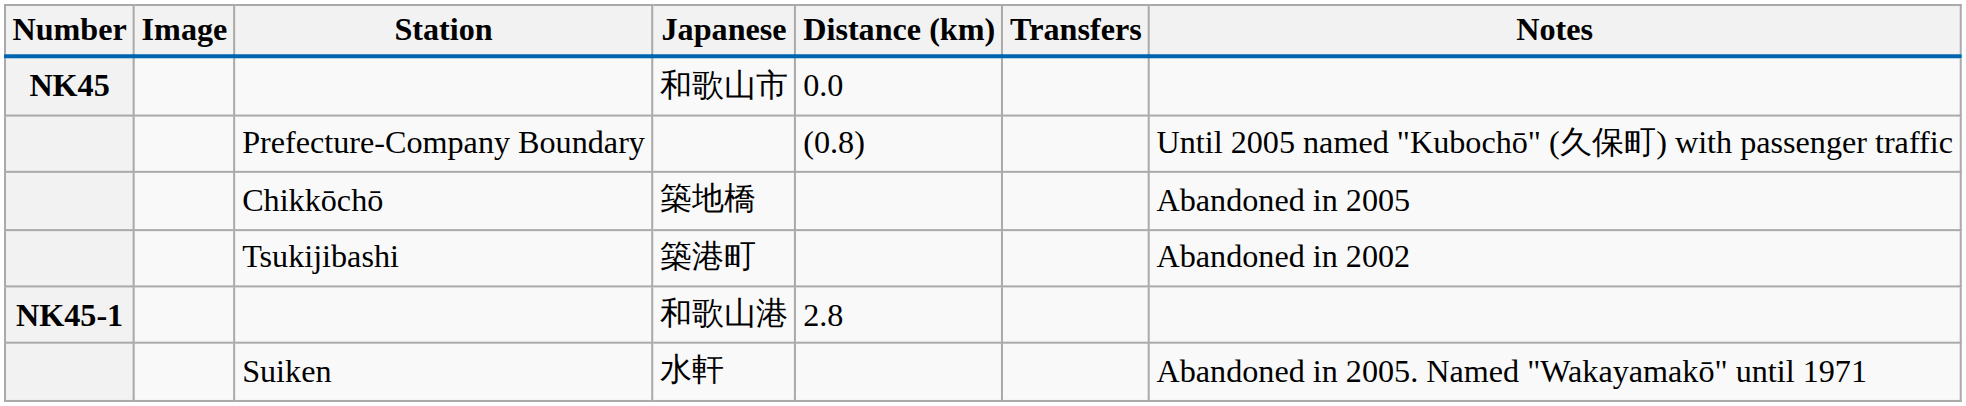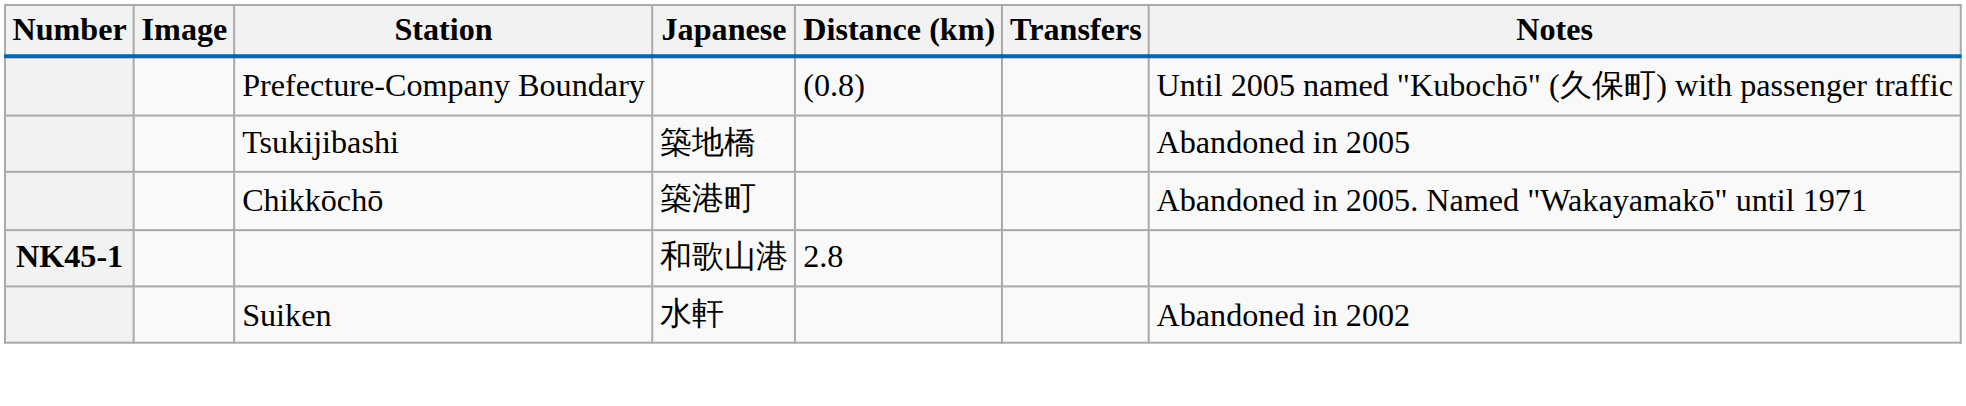- row: (724, 85)
(313, 200) Chikkōchō -> (321, 143) Tsukijibashi
(321, 257) Tsukijibashi -> (313, 200) Chikkōchō
(1283, 257) Abandoned in 2002 -> (1512, 200) Abandoned in 2005. Named "Wakayamakō" until 1971
(1512, 371) Abandoned in 2005. Named "Wakayamakō" until 1971 -> (1283, 314) Abandoned in 2002
